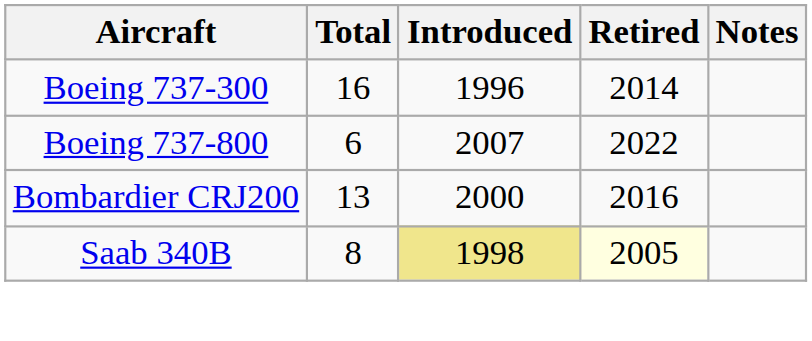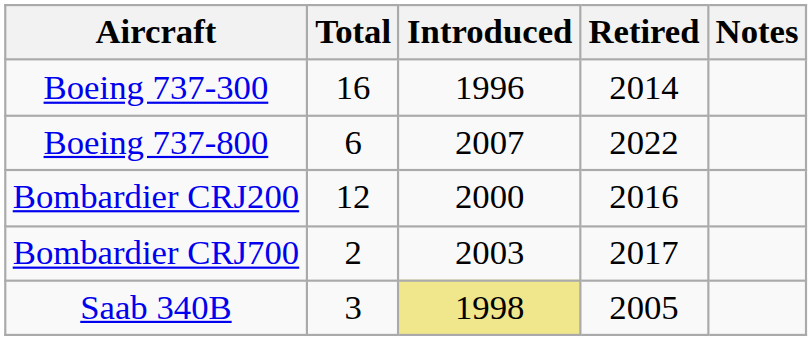(353, 197) 13 -> (353, 197) 12
+ row: (156, 252)
(353, 252) 8 -> (353, 307) 3
(644, 252) lightyellow background -> (644, 307) no background
